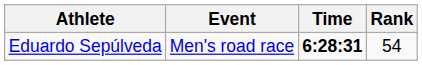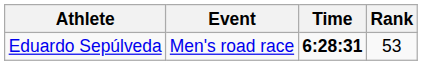(392, 46) 54 -> (392, 46) 53
